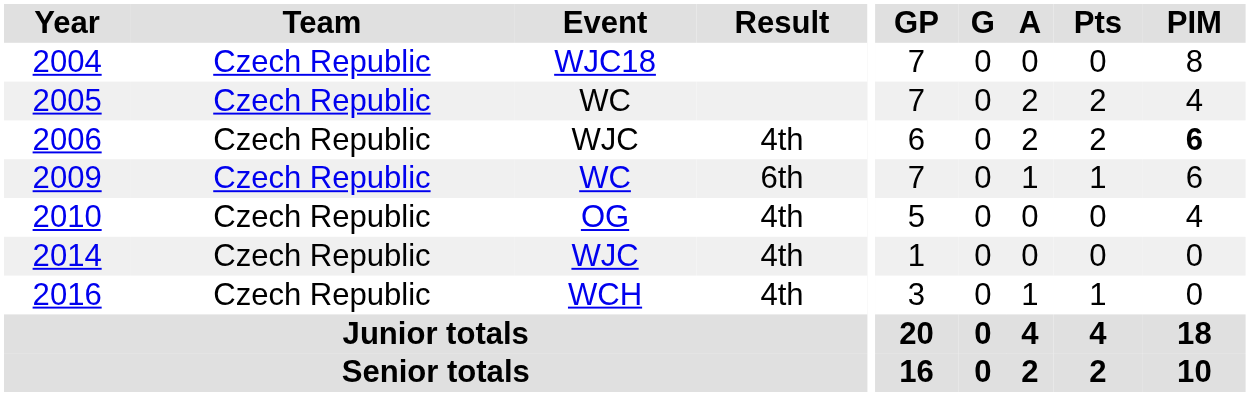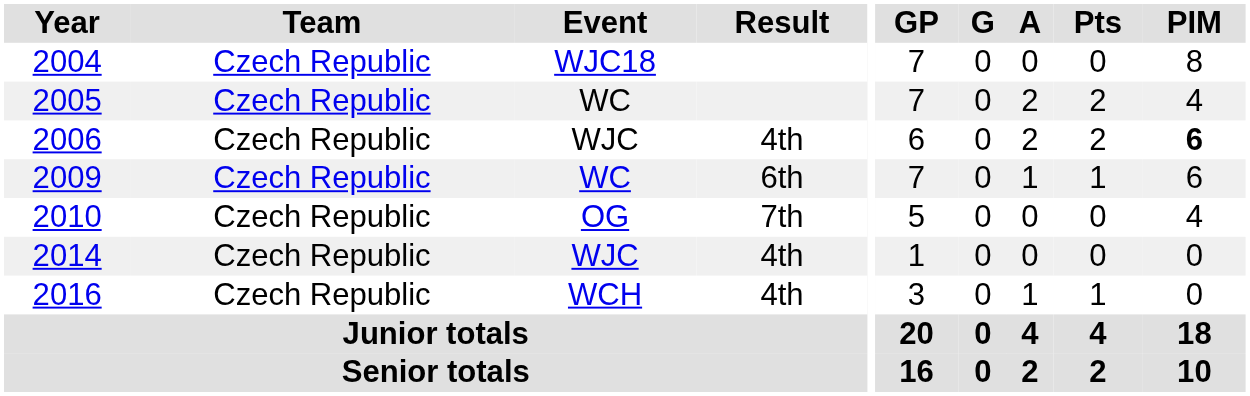(782, 216) 4th -> (782, 216) 7th
